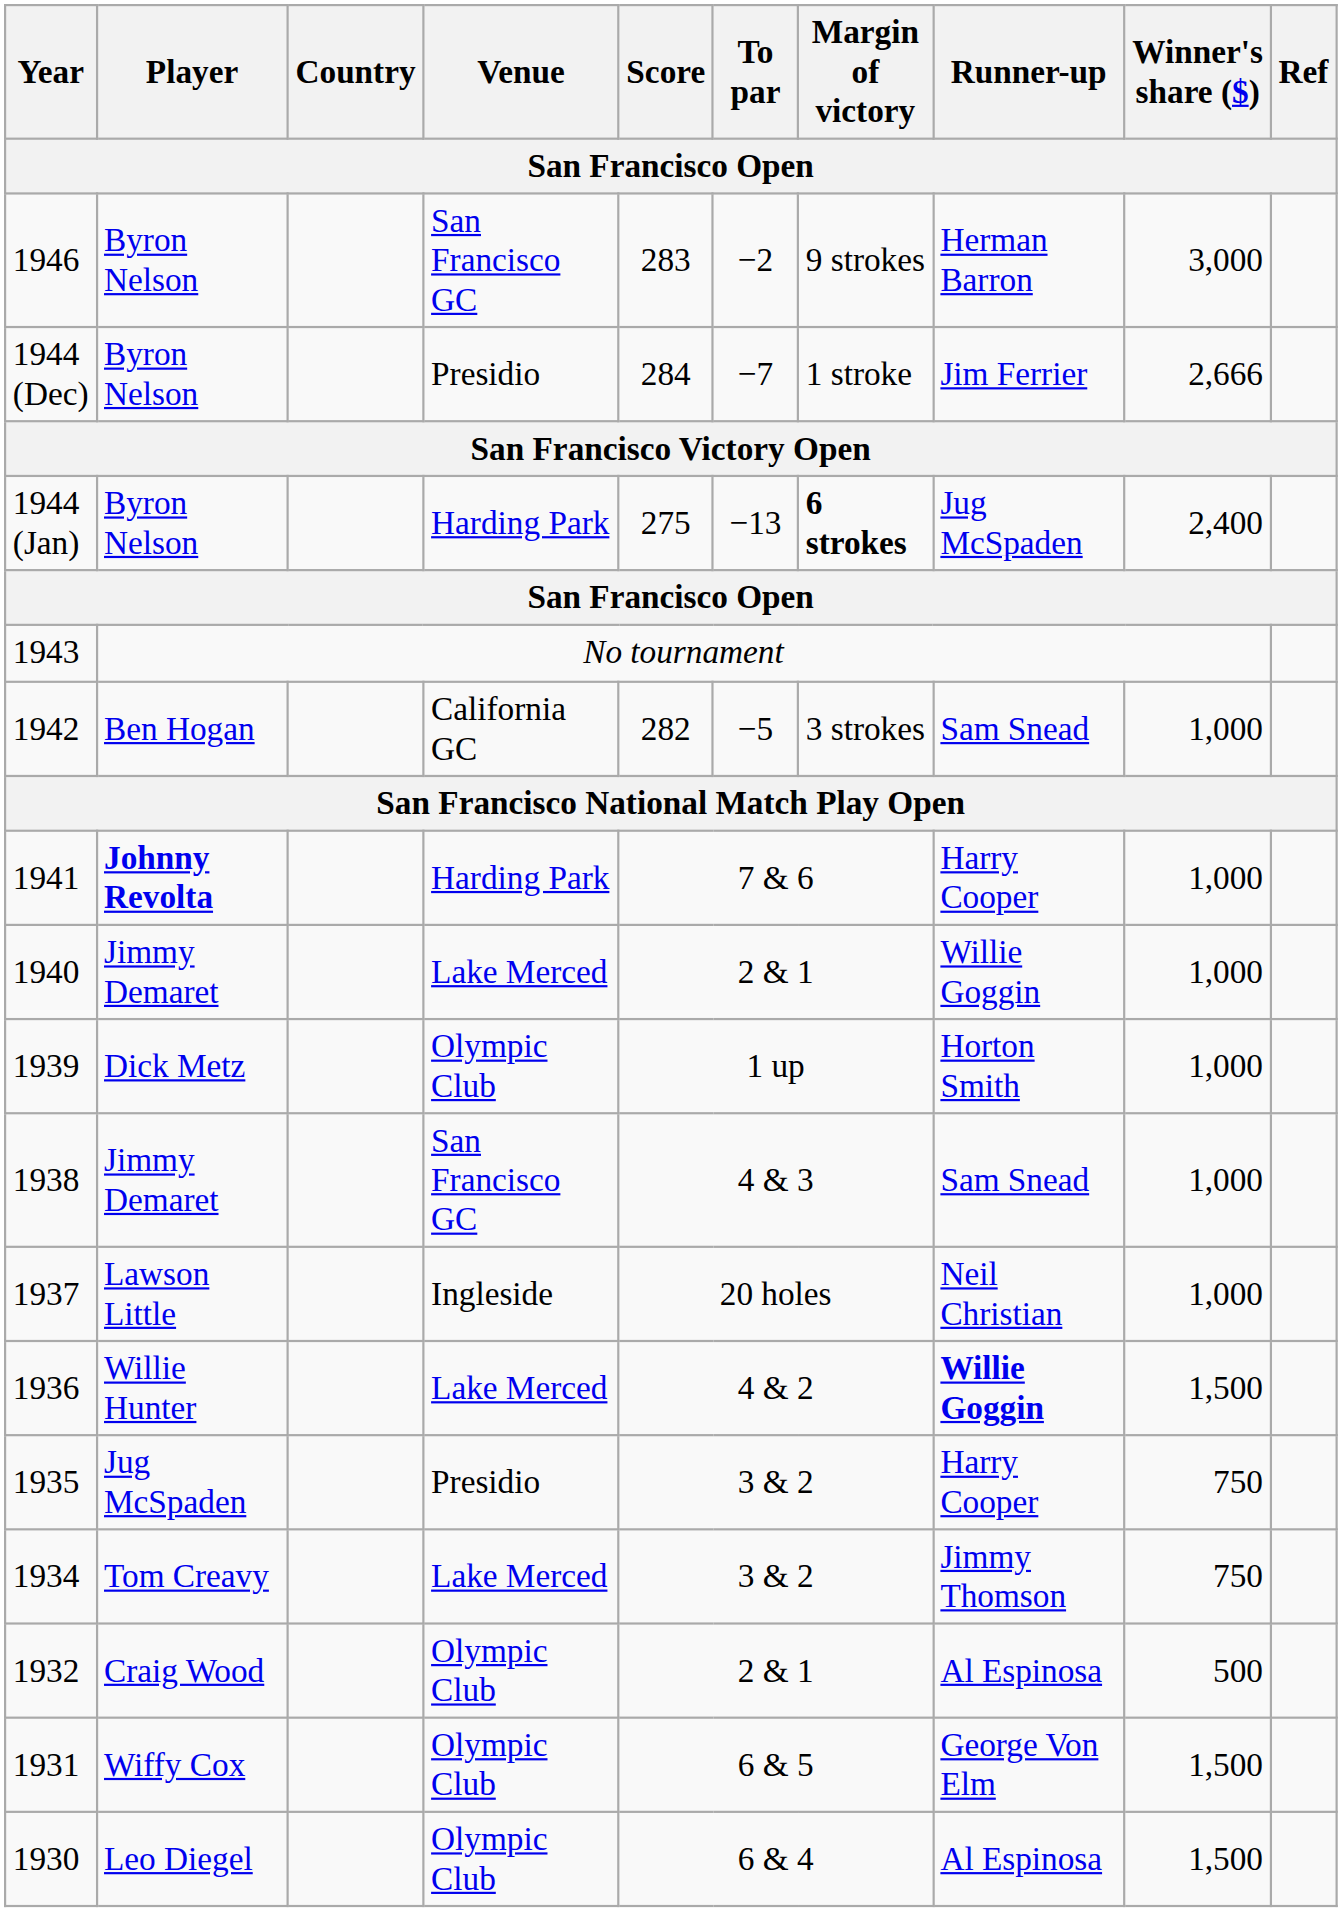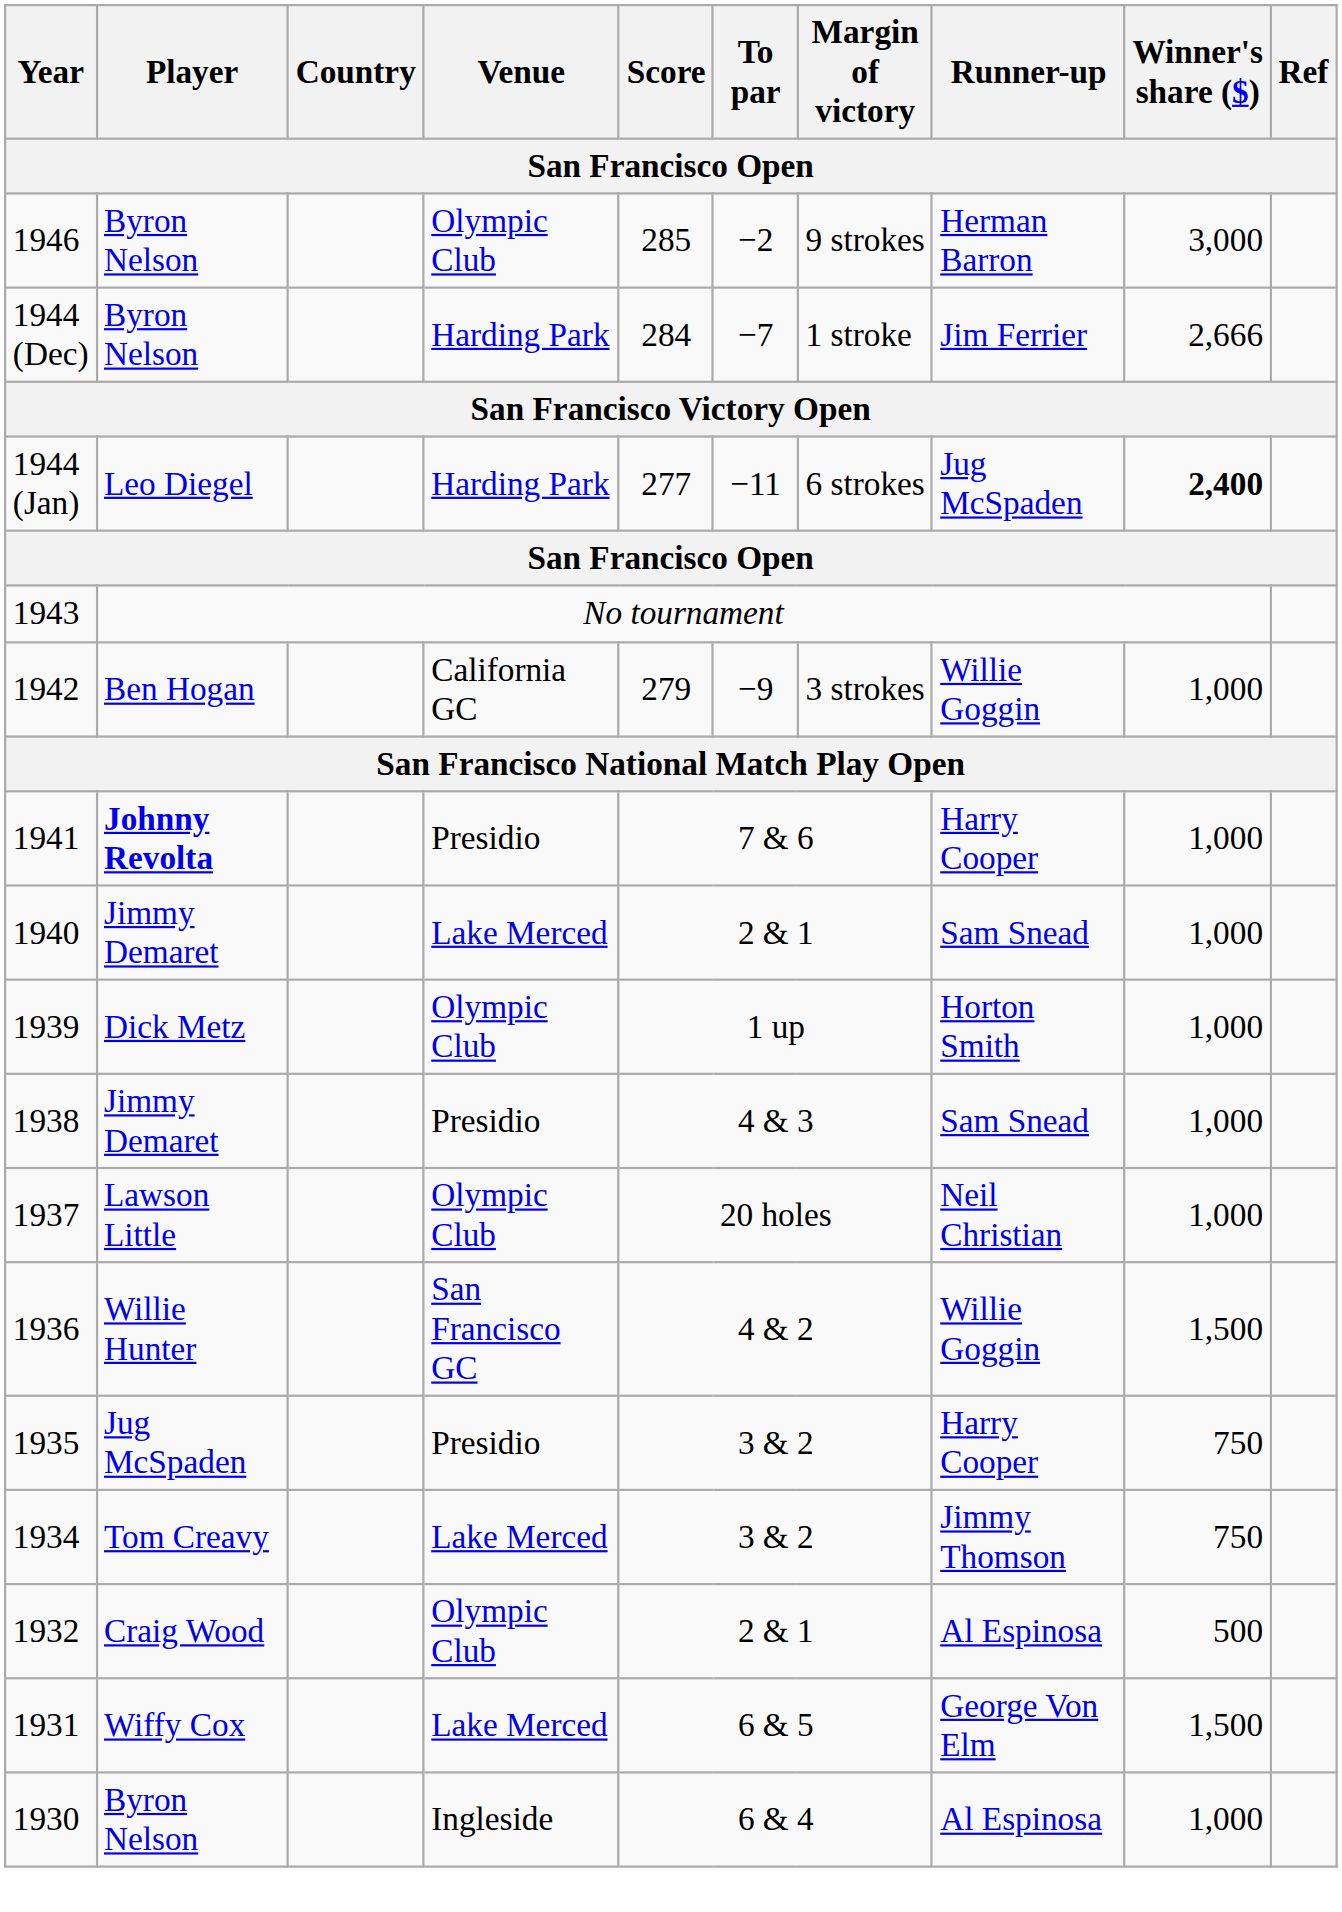(496, 260) San Francisco GC -> (489, 240) Olympic Club
(666, 260) 283 -> (666, 240) 285
(486, 374) Presidio -> (520, 334) Harding Park
(151, 523) Byron Nelson -> (178, 483) Leo Diegel
(666, 523) 275 -> (666, 483) 277
(755, 523) −13 -> (756, 483) −11
(856, 523) bold -> (865, 483) normal
(1226, 523) normal -> (1226, 483) bold
(666, 727) 282 -> (666, 688) 279
(755, 727) −5 -> (756, 688) −9
(1015, 727) Sam Snead -> (990, 688) Willie Goggin
(520, 876) Harding Park -> (486, 837) Presidio
(990, 970) Willie Goggin -> (1015, 931) Sam Snead
(496, 1179) San Francisco GC -> (486, 1120) Presidio
(492, 1293) Ingleside -> (489, 1214) Olympic Club
(519, 1387) Lake Merced -> (496, 1328) San Francisco GC
(992, 1387) bold -> (990, 1328) normal
(489, 1764) Olympic Club -> (519, 1725) Lake Merced
(178, 1859) Leo Diegel -> (151, 1819) Byron Nelson
(489, 1859) Olympic Club -> (492, 1819) Ingleside
(1226, 1859) 1,500 -> (1226, 1819) 1,000
